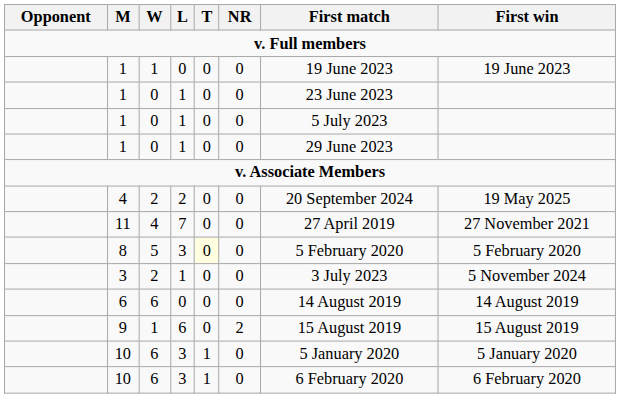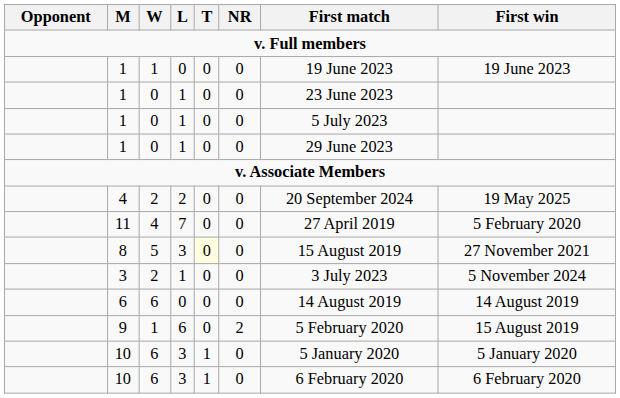(527, 224) 27 November 2021 -> (527, 224) 5 February 2020
(349, 250) 5 February 2020 -> (349, 250) 15 August 2019
(527, 250) 5 February 2020 -> (527, 250) 27 November 2021
(349, 328) 15 August 2019 -> (349, 328) 5 February 2020
